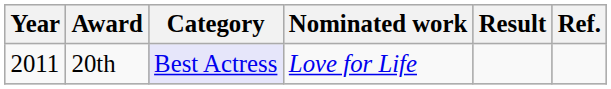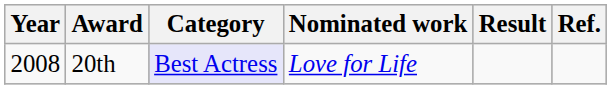(35, 63) 2011 -> (35, 63) 2008
